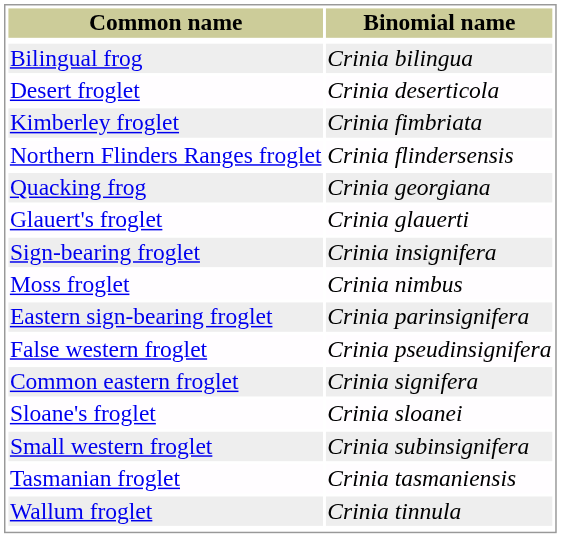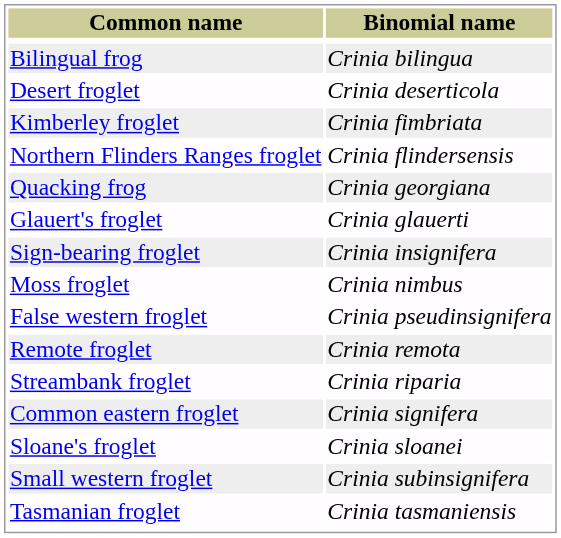- row: (141, 316)
+ row: (81, 349)
+ row: (100, 381)
- row: (81, 510)
